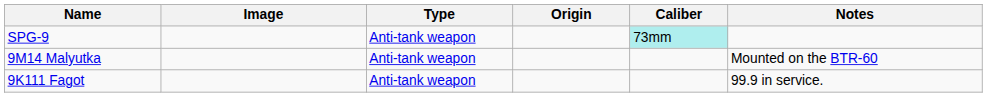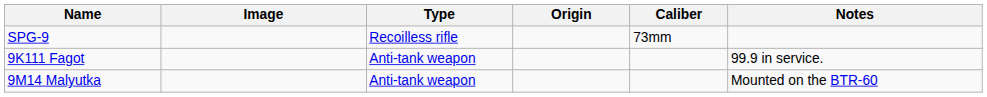(422, 37) Anti-tank weapon -> (414, 37) Recoilless rifle
(652, 37) paleturquoise background -> (652, 37) no background
rows swapped: (54, 59) <-> (46, 80)
